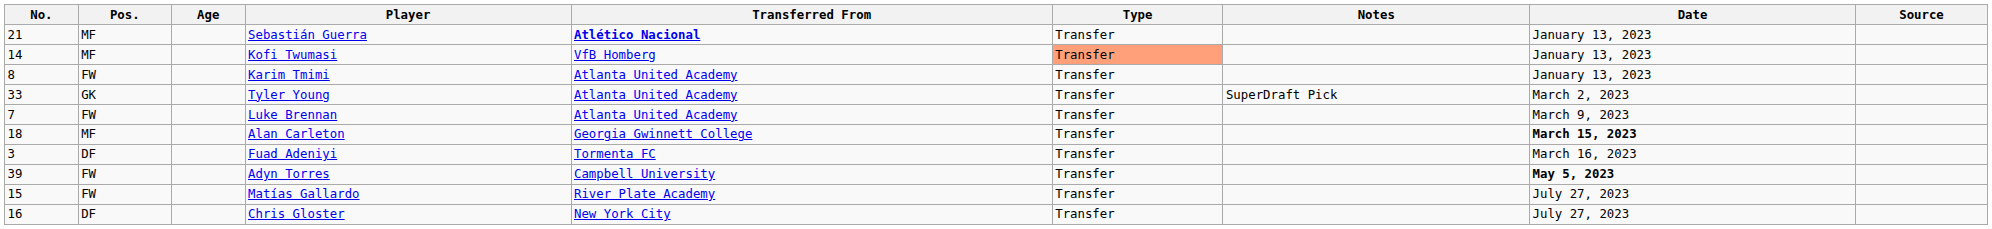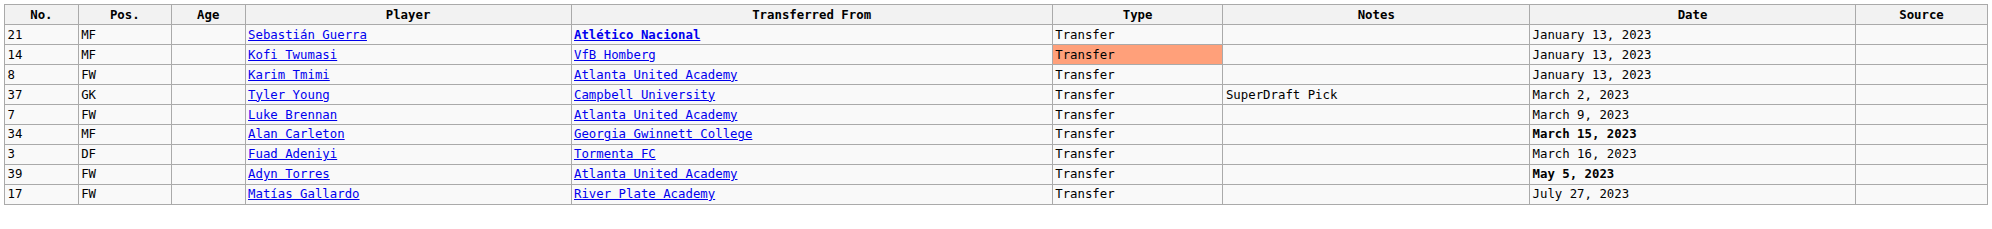(15, 95) 33 -> (15, 95) 37
(656, 95) Atlanta United Academy -> (645, 95) Campbell University
(15, 134) 18 -> (15, 134) 34
(645, 174) Campbell University -> (656, 174) Atlanta United Academy
(15, 194) 15 -> (15, 194) 17
- row: (296, 214)
